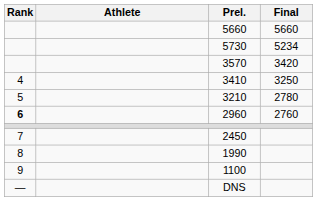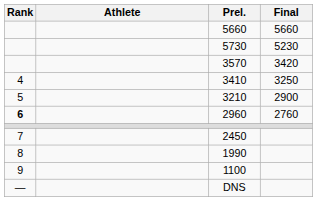(286, 47) 5234 -> (286, 47) 5230
(286, 98) 2780 -> (286, 98) 2900
